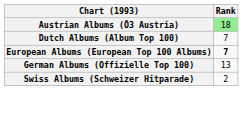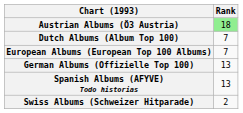(226, 52) bold -> (226, 52) normal
+ row: (109, 84)
